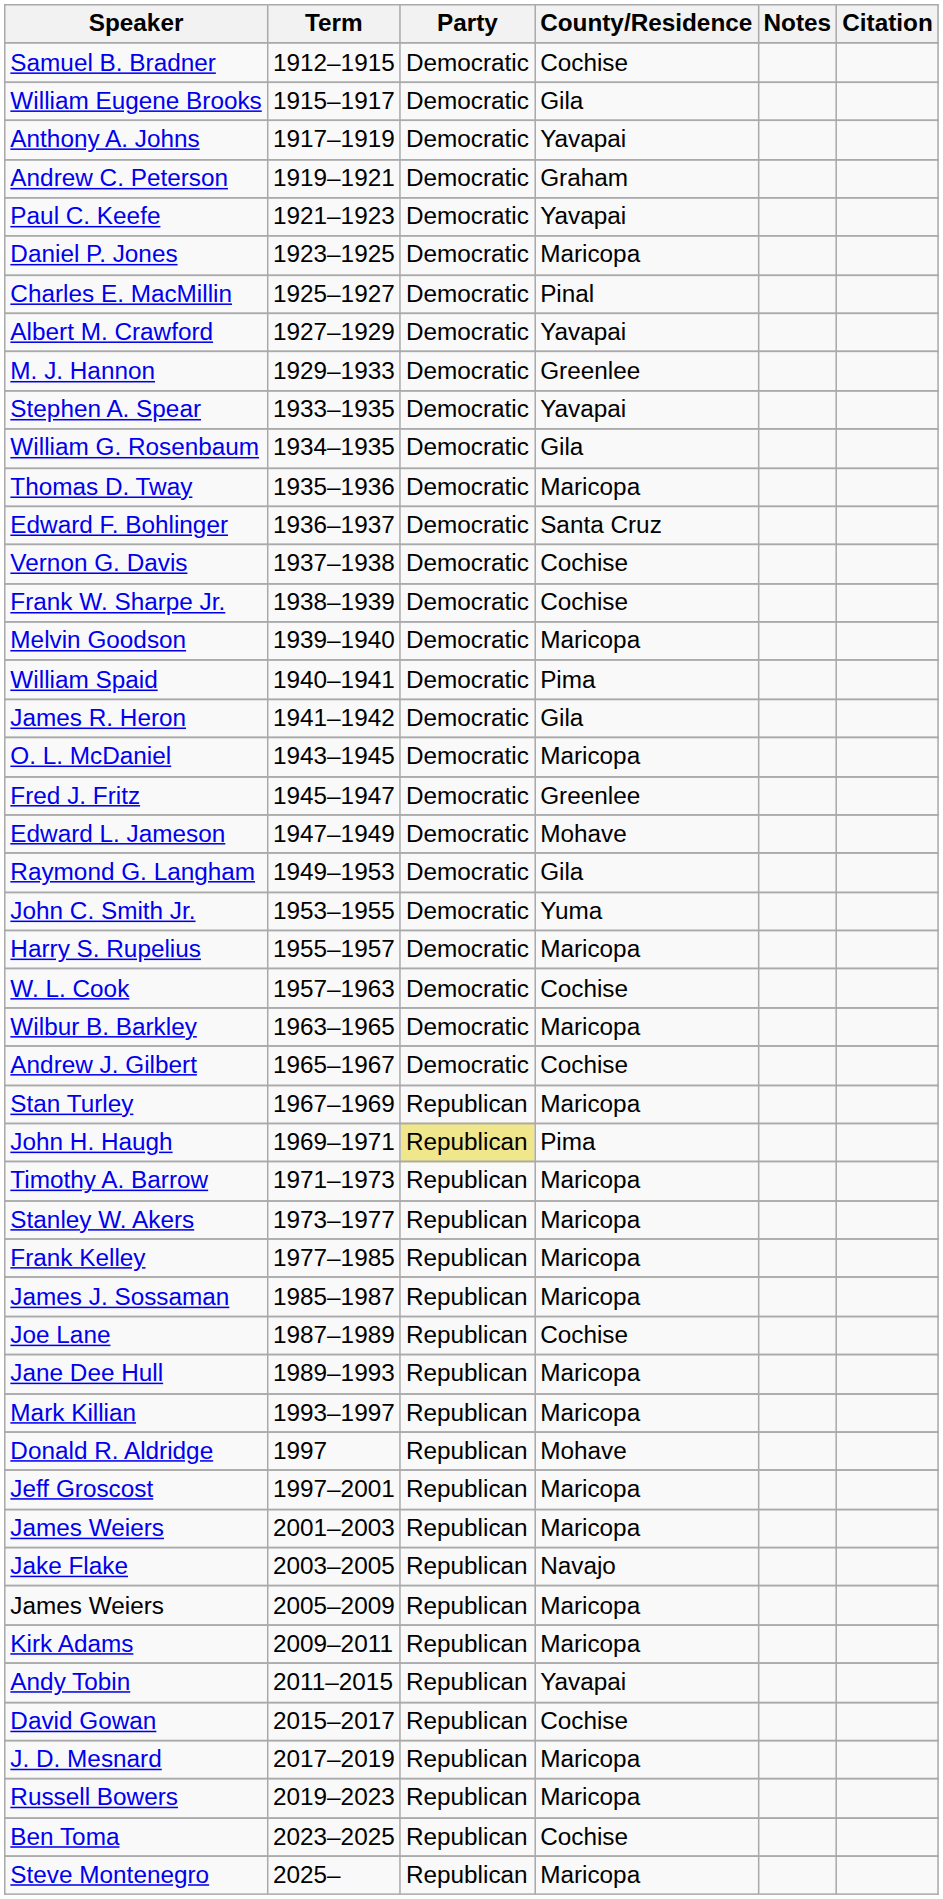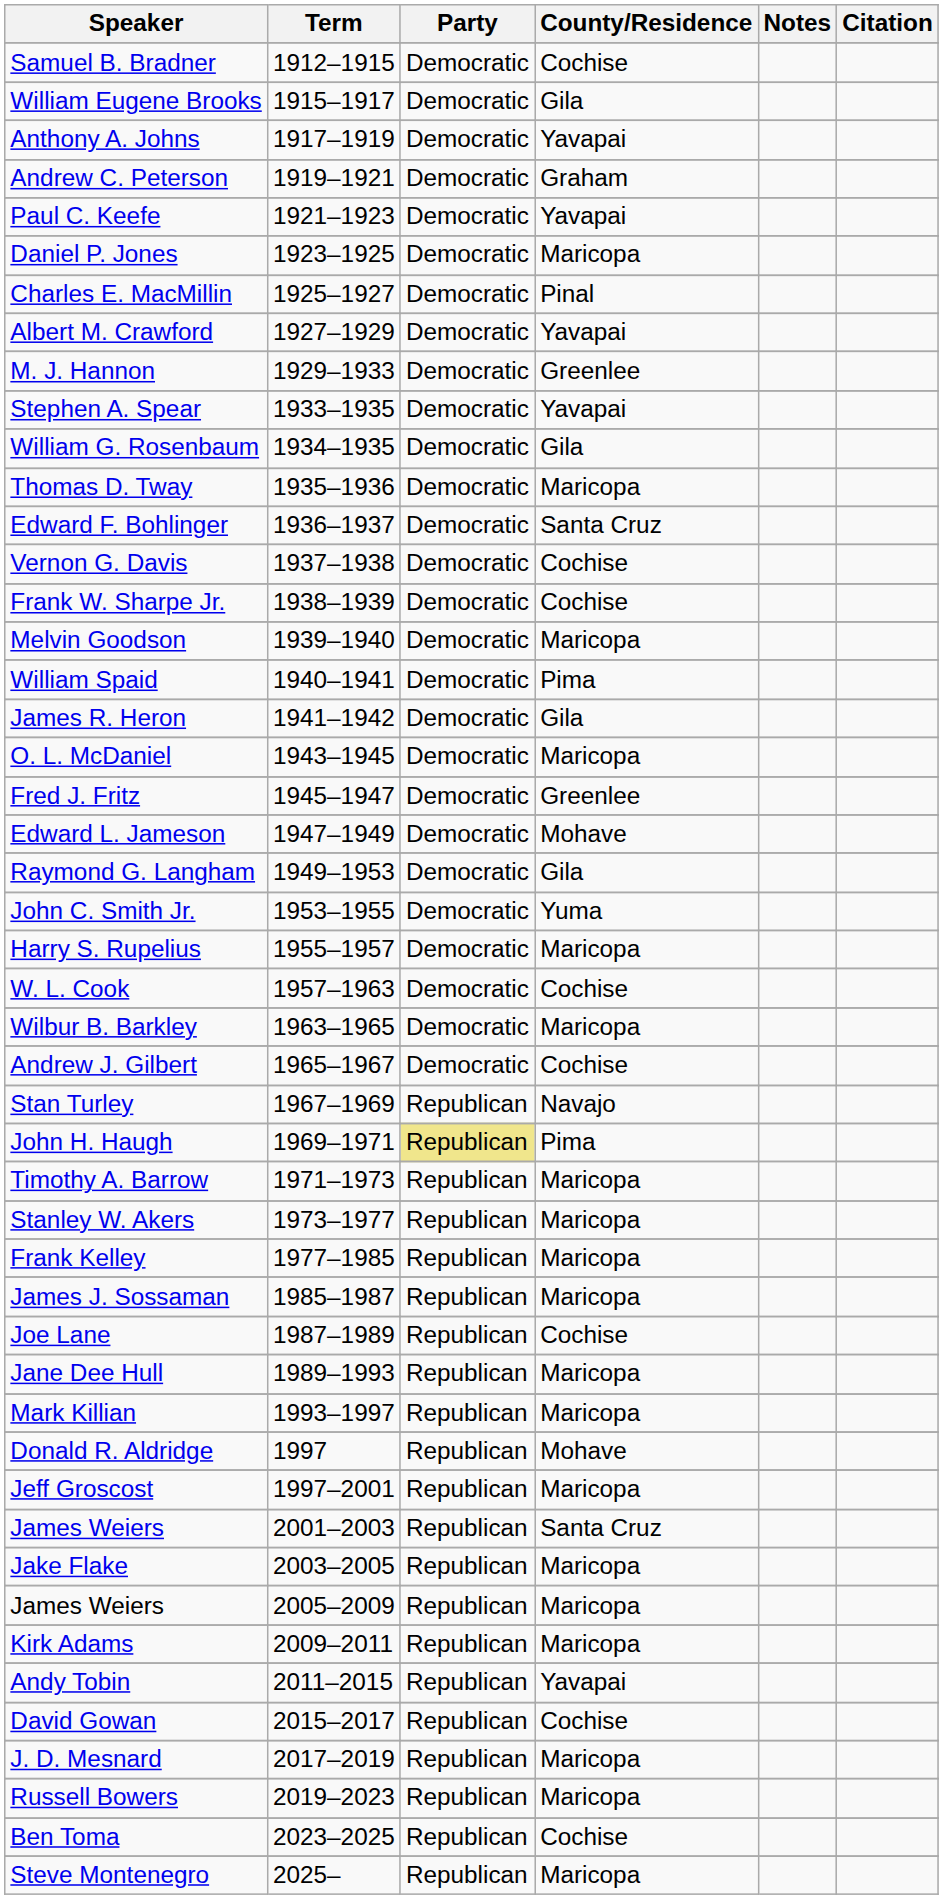(590, 1103) Maricopa -> (578, 1103) Navajo
(590, 1528) Maricopa -> (601, 1528) Santa Cruz
(578, 1566) Navajo -> (590, 1566) Maricopa
